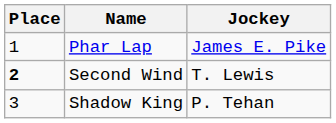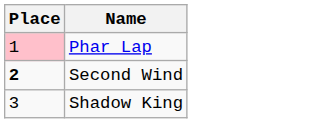- column: (259, 19)
(14, 47) no background -> (14, 47) pink background
